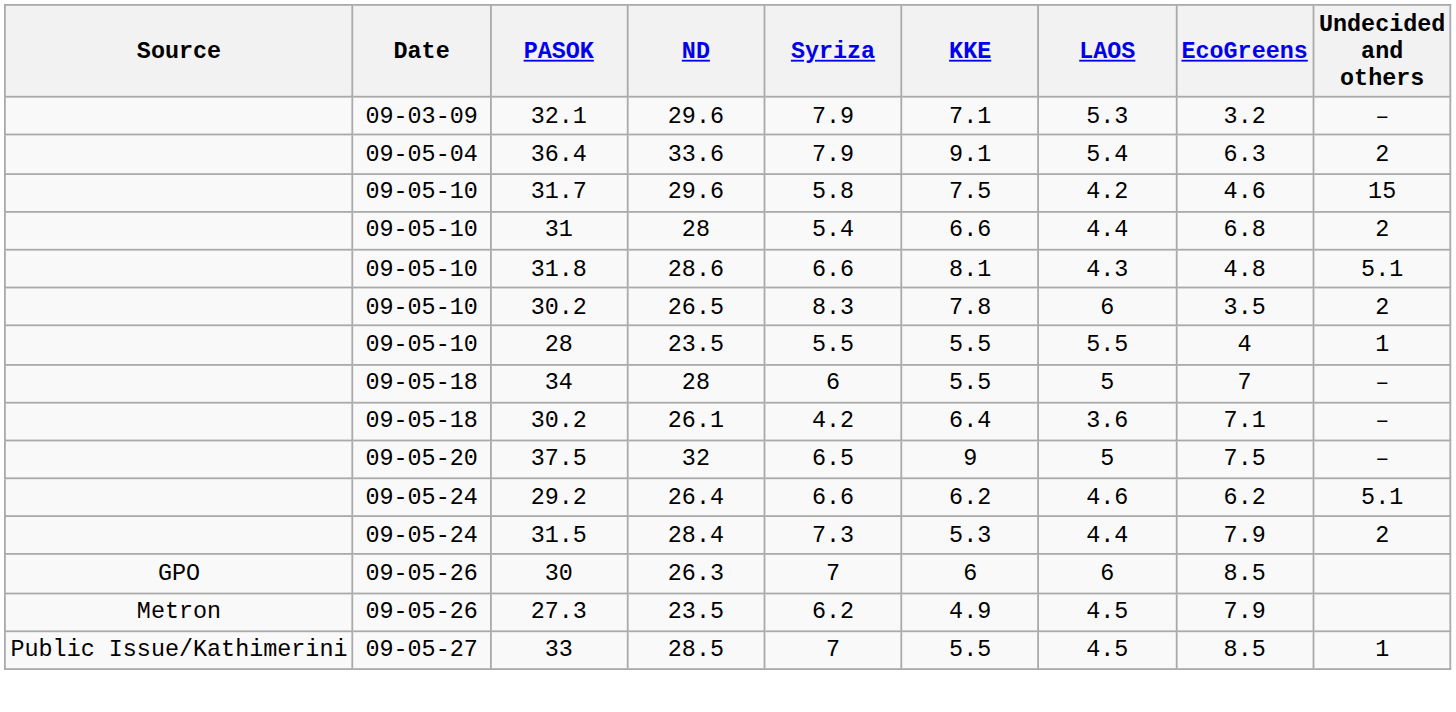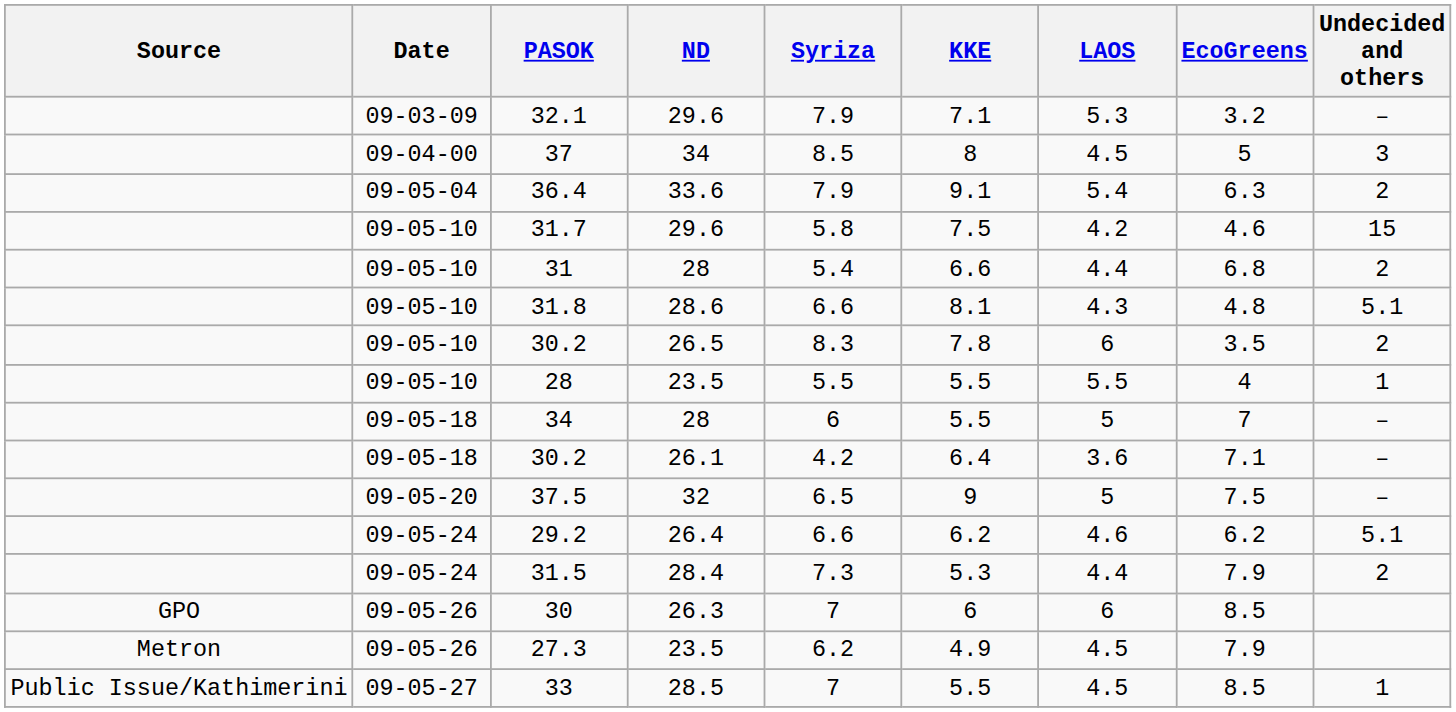+ row: (559, 154)
